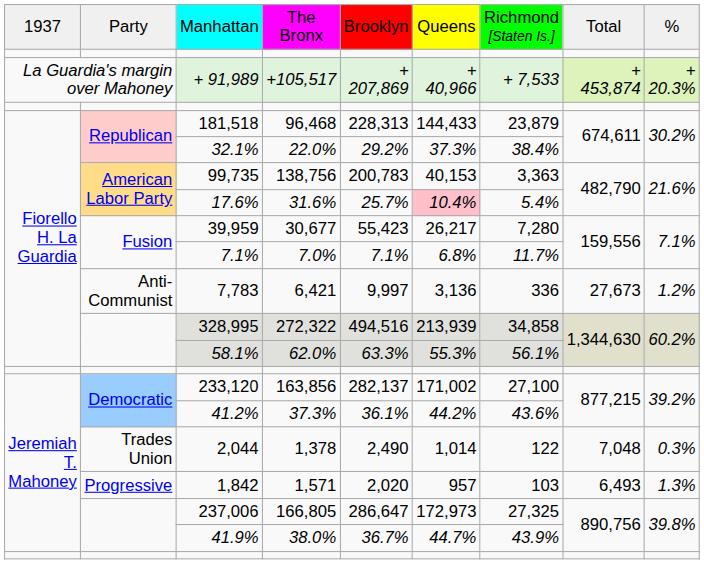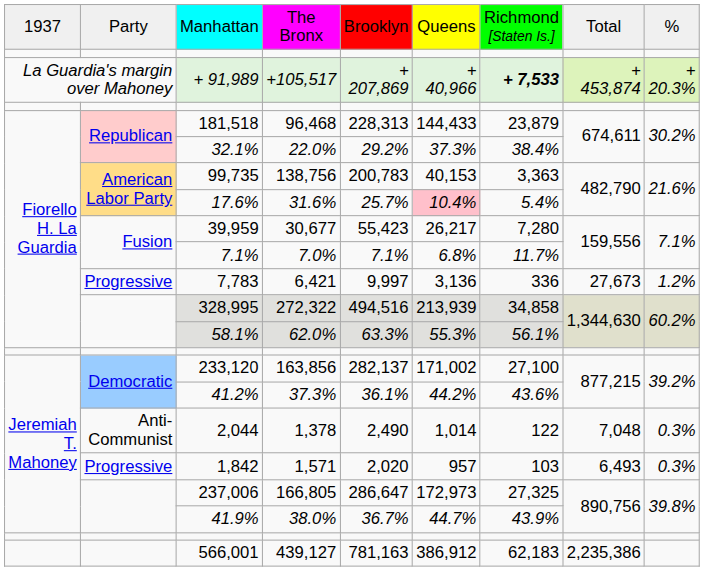(531, 79) normal -> (531, 79) bold
(130, 290) Anti-Communist -> (128, 281) Progressive
(147, 449) Trades Union -> (130, 430) Anti-Communist
(677, 485) 1.3% -> (677, 466) 0.3%
+ row: (229, 553)
